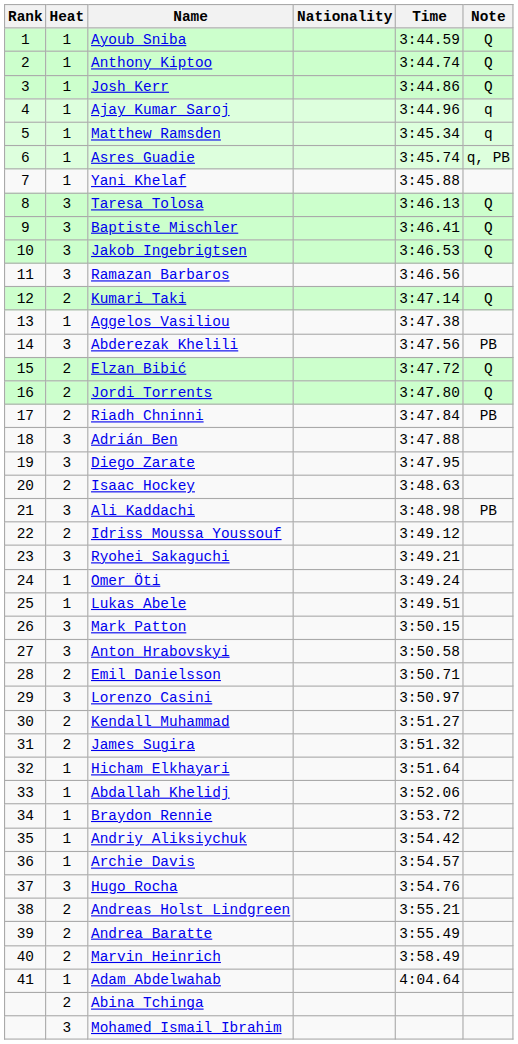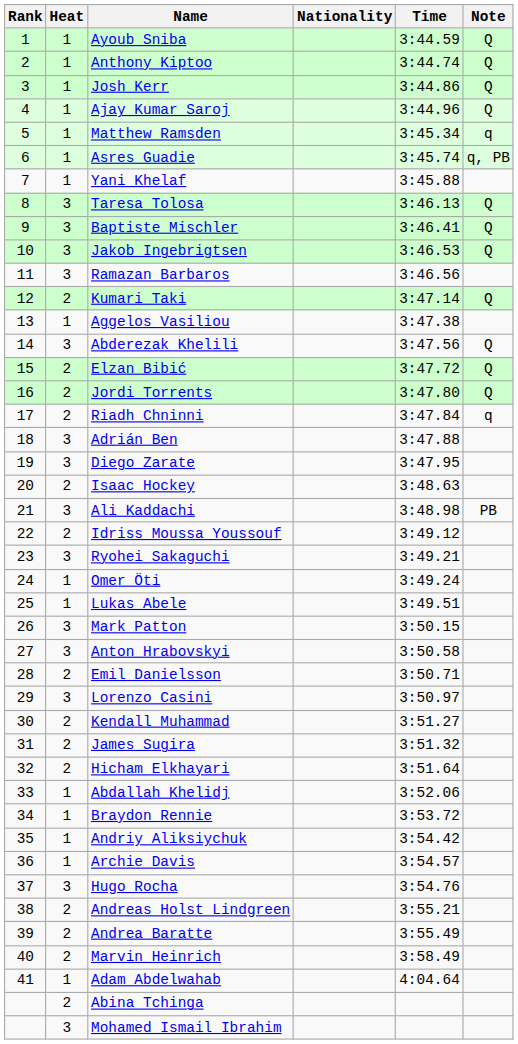(488, 110) q -> (488, 110) Q
(488, 346) PB -> (488, 346) Q
(488, 416) PB -> (488, 416) q
(67, 769) 1 -> (67, 769) 2
